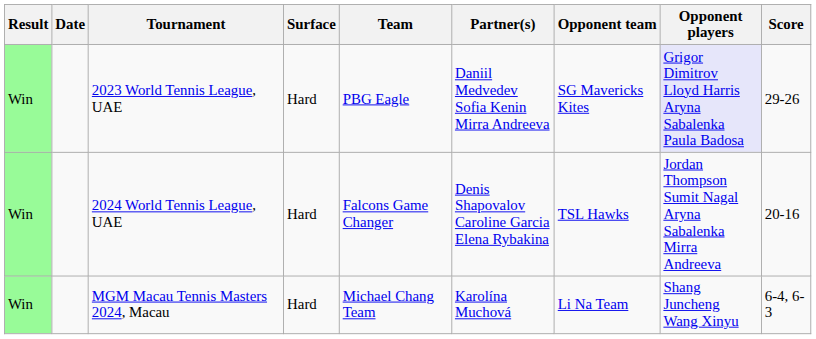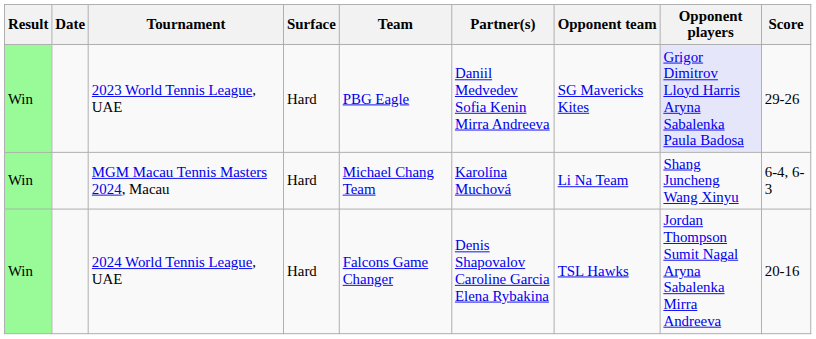rows swapped: (174, 214) <-> (179, 304)
